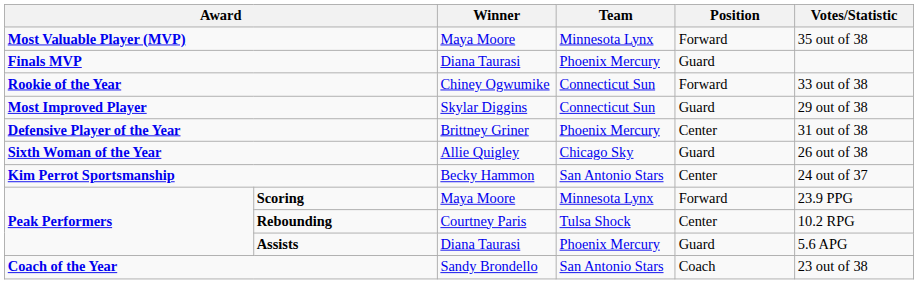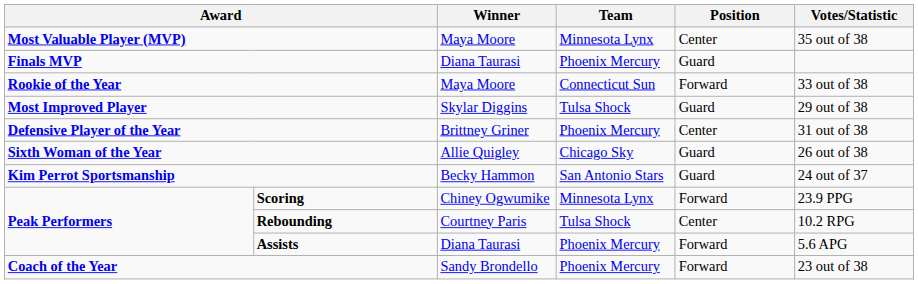(703, 38) Forward -> (698, 38) Center
(495, 84) Chiney Ogwumike -> (478, 84) Maya Moore
(607, 107) Connecticut Sun -> (595, 107) Tulsa Shock
(698, 175) Center -> (697, 175) Guard
(478, 198) Maya Moore -> (495, 198) Chiney Ogwumike
(697, 244) Guard -> (703, 244) Forward
(612, 267) San Antonio Stars -> (610, 267) Phoenix Mercury
(697, 267) Coach -> (703, 267) Forward
